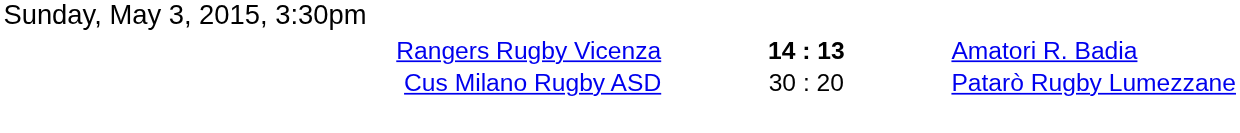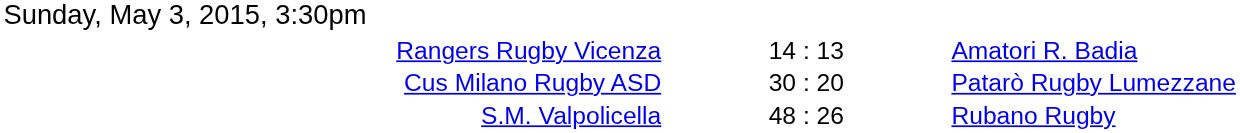(806, 50) bold -> (806, 50) normal
+ row: (571, 115)
